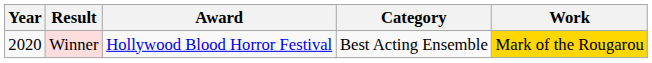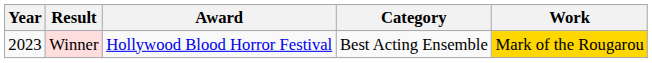(25, 44) 2020 -> (25, 44) 2023
